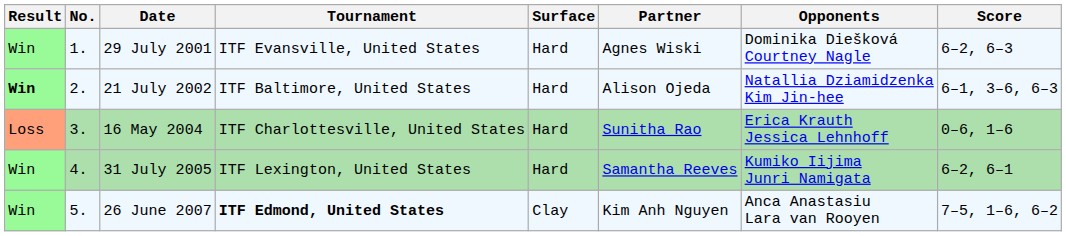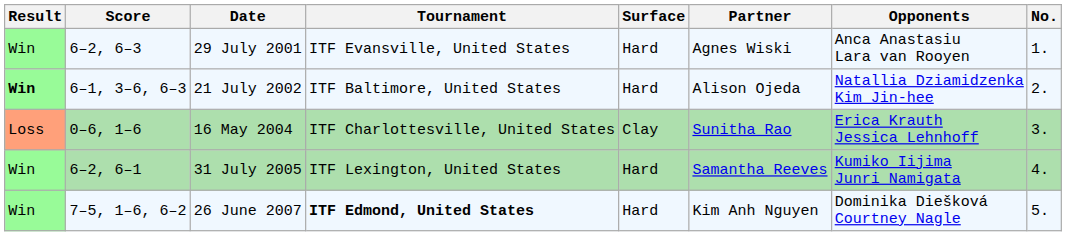columns swapped: (83, 16) <-> (999, 16)
(821, 48) Dominika Diešková Courtney Nagle -> (902, 48) Anca Anastasiu Lara van Rooyen
(550, 129) Hard -> (640, 129) Clay
(550, 210) Clay -> (640, 210) Hard
(812, 210) Anca Anastasiu Lara van Rooyen -> (911, 210) Dominika Diešková Courtney Nagle
